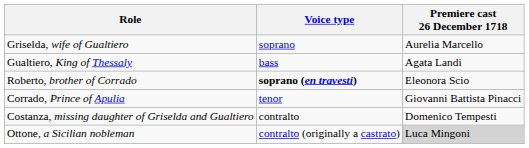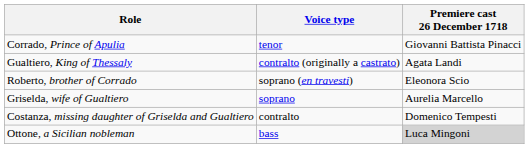rows swapped: (68, 44) <-> (66, 98)
(269, 62) bass -> (329, 62) contralto (originally a castrato)
(308, 80) bold -> (306, 80) normal
(329, 134) contralto (originally a castrato) -> (269, 134) bass
